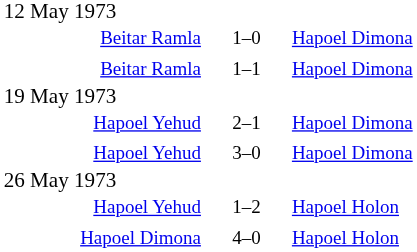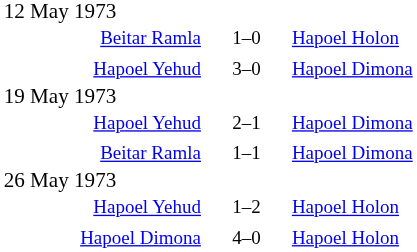(352, 38) Hapoel Dimona -> (345, 38) Hapoel Holon
rows swapped: (147, 153) <-> (151, 68)
